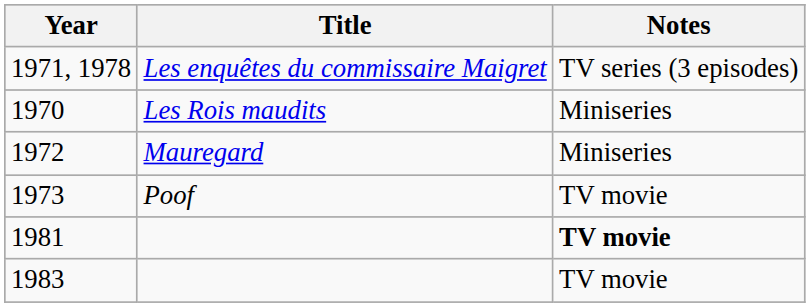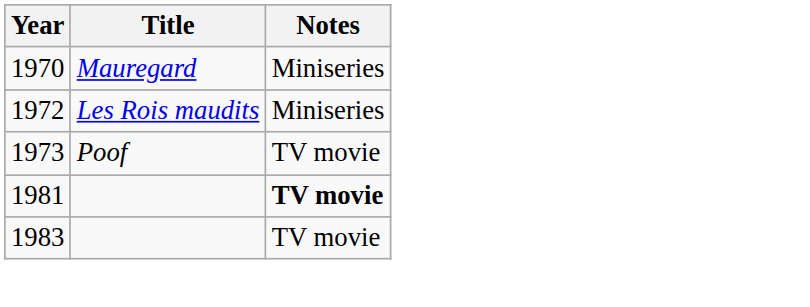- row: (71, 68)
(235, 110) Les Rois maudits -> (137, 68) Mauregard
(203, 152) Mauregard -> (168, 110) Les Rois maudits
